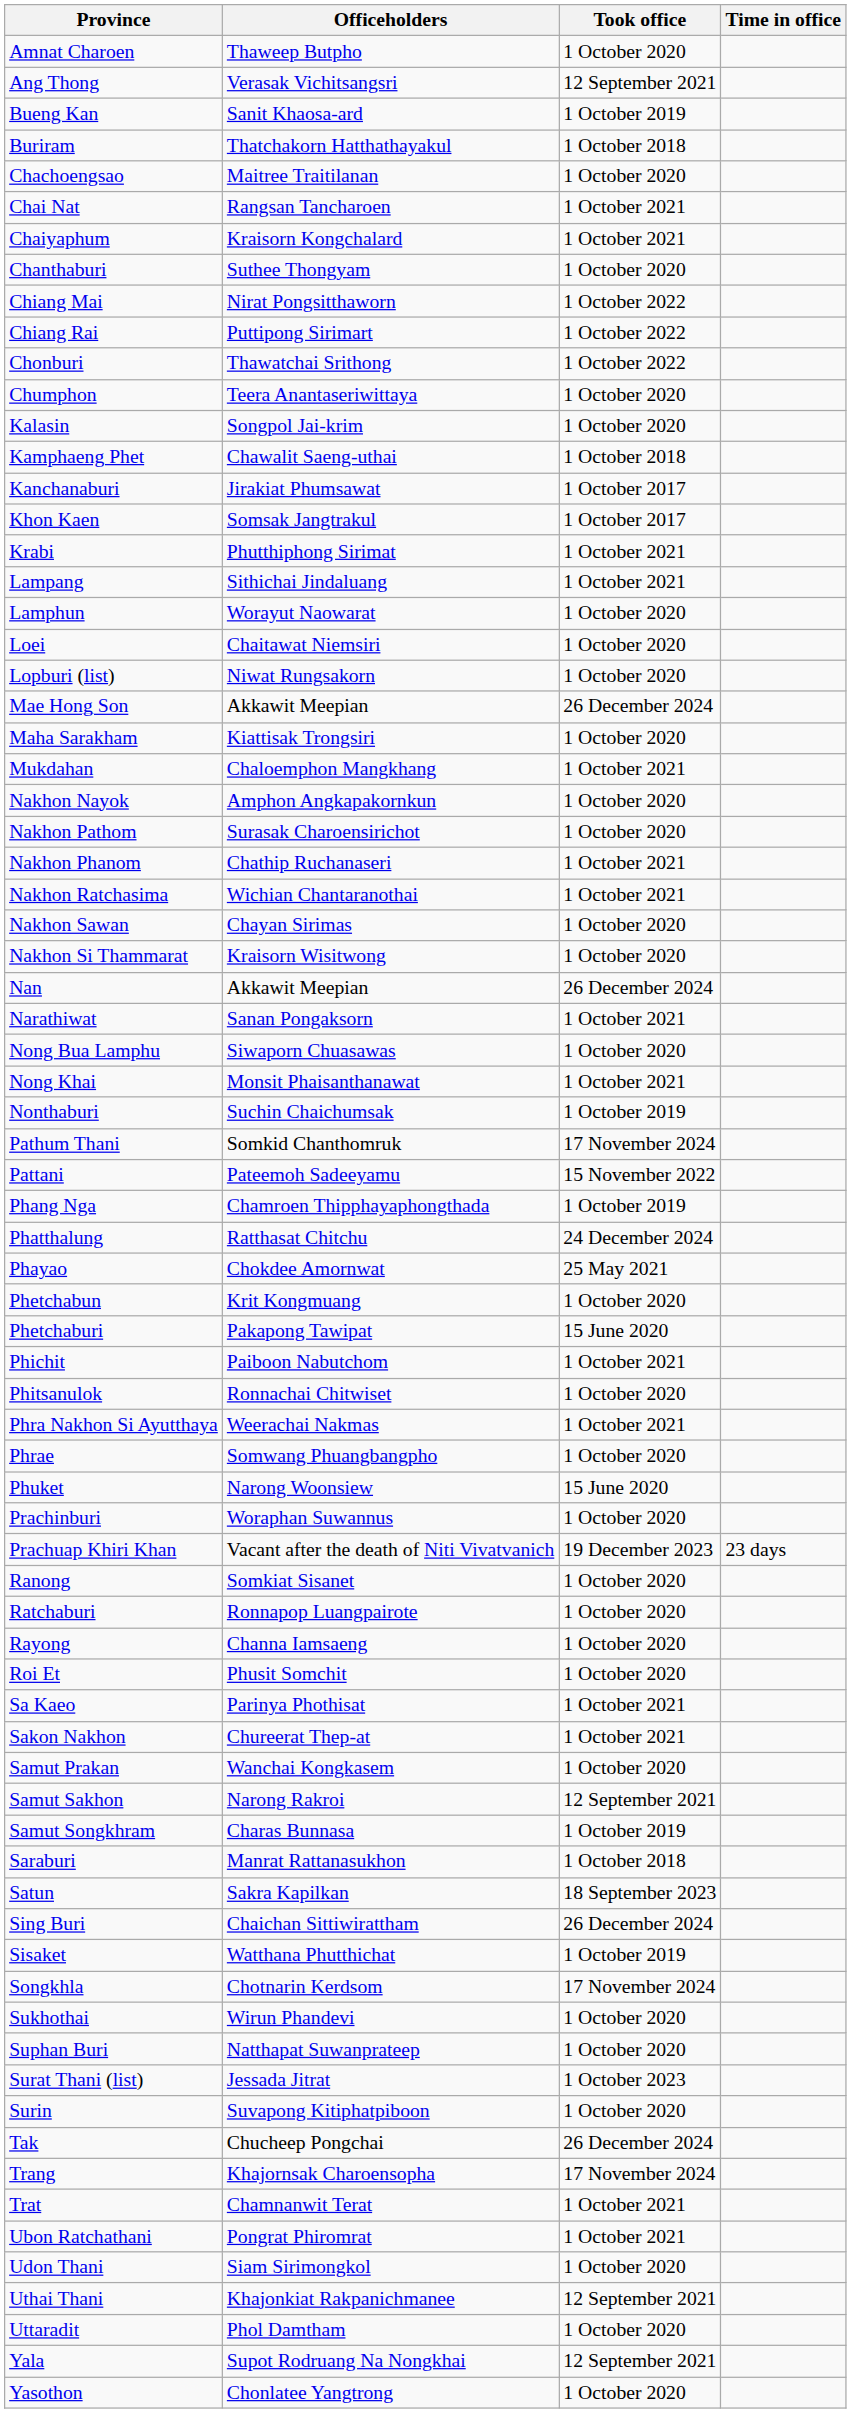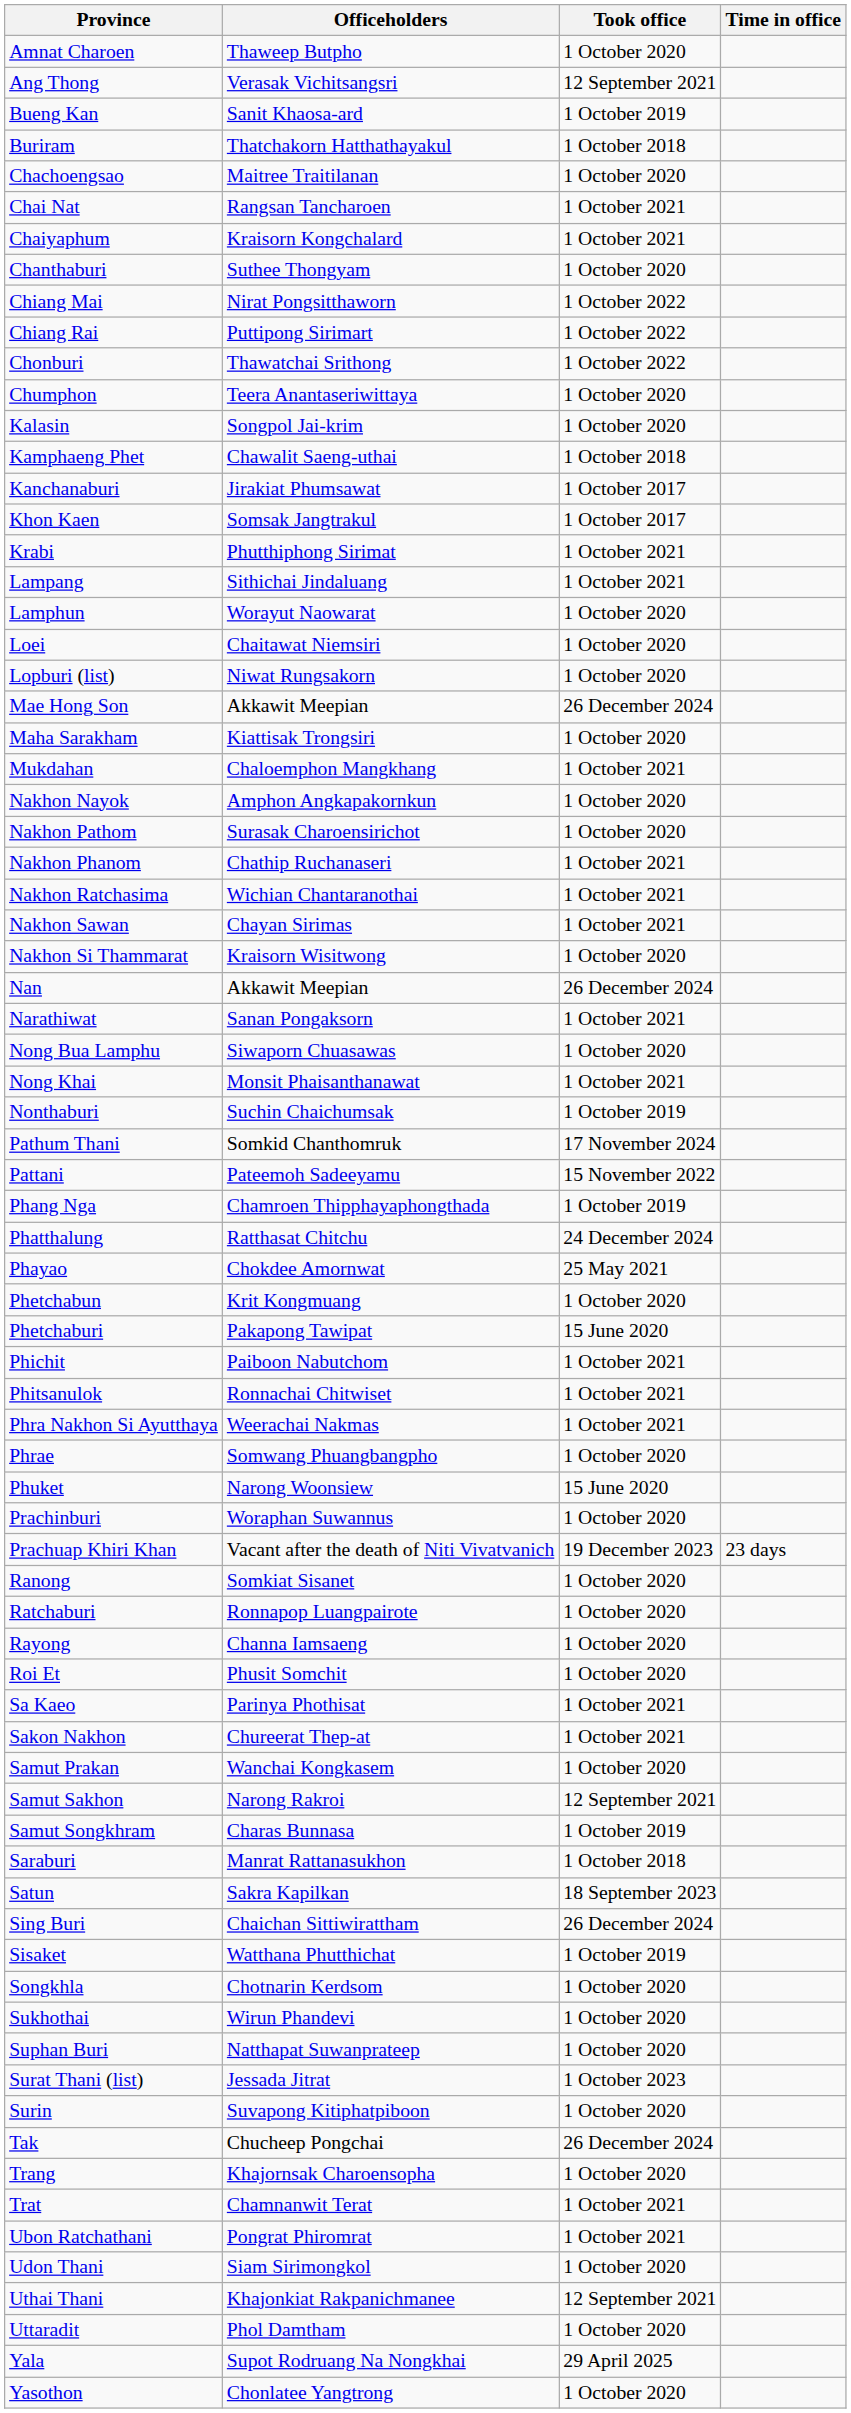(625, 925) 1 October 2020 -> (625, 925) 1 October 2021
(625, 1393) 1 October 2020 -> (625, 1393) 1 October 2021
(639, 1986) 17 November 2024 -> (625, 1986) 1 October 2020
(639, 2173) 17 November 2024 -> (625, 2173) 1 October 2020
(640, 2360) 12 September 2021 -> (618, 2360) 29 April 2025
